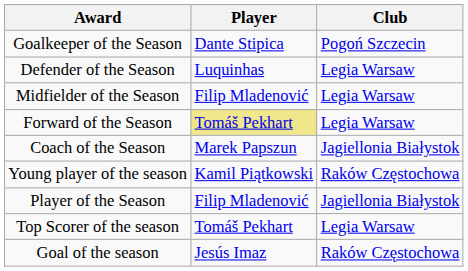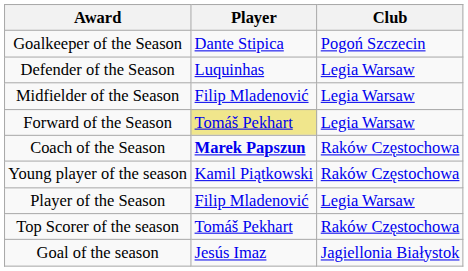(246, 148) normal -> (250, 148) bold
(390, 148) Jagiellonia Białystok -> (390, 148) Raków Częstochowa
(390, 200) Jagiellonia Białystok -> (368, 200) Legia Warsaw
(368, 226) Legia Warsaw -> (390, 226) Raków Częstochowa
(390, 252) Raków Częstochowa -> (390, 252) Jagiellonia Białystok
